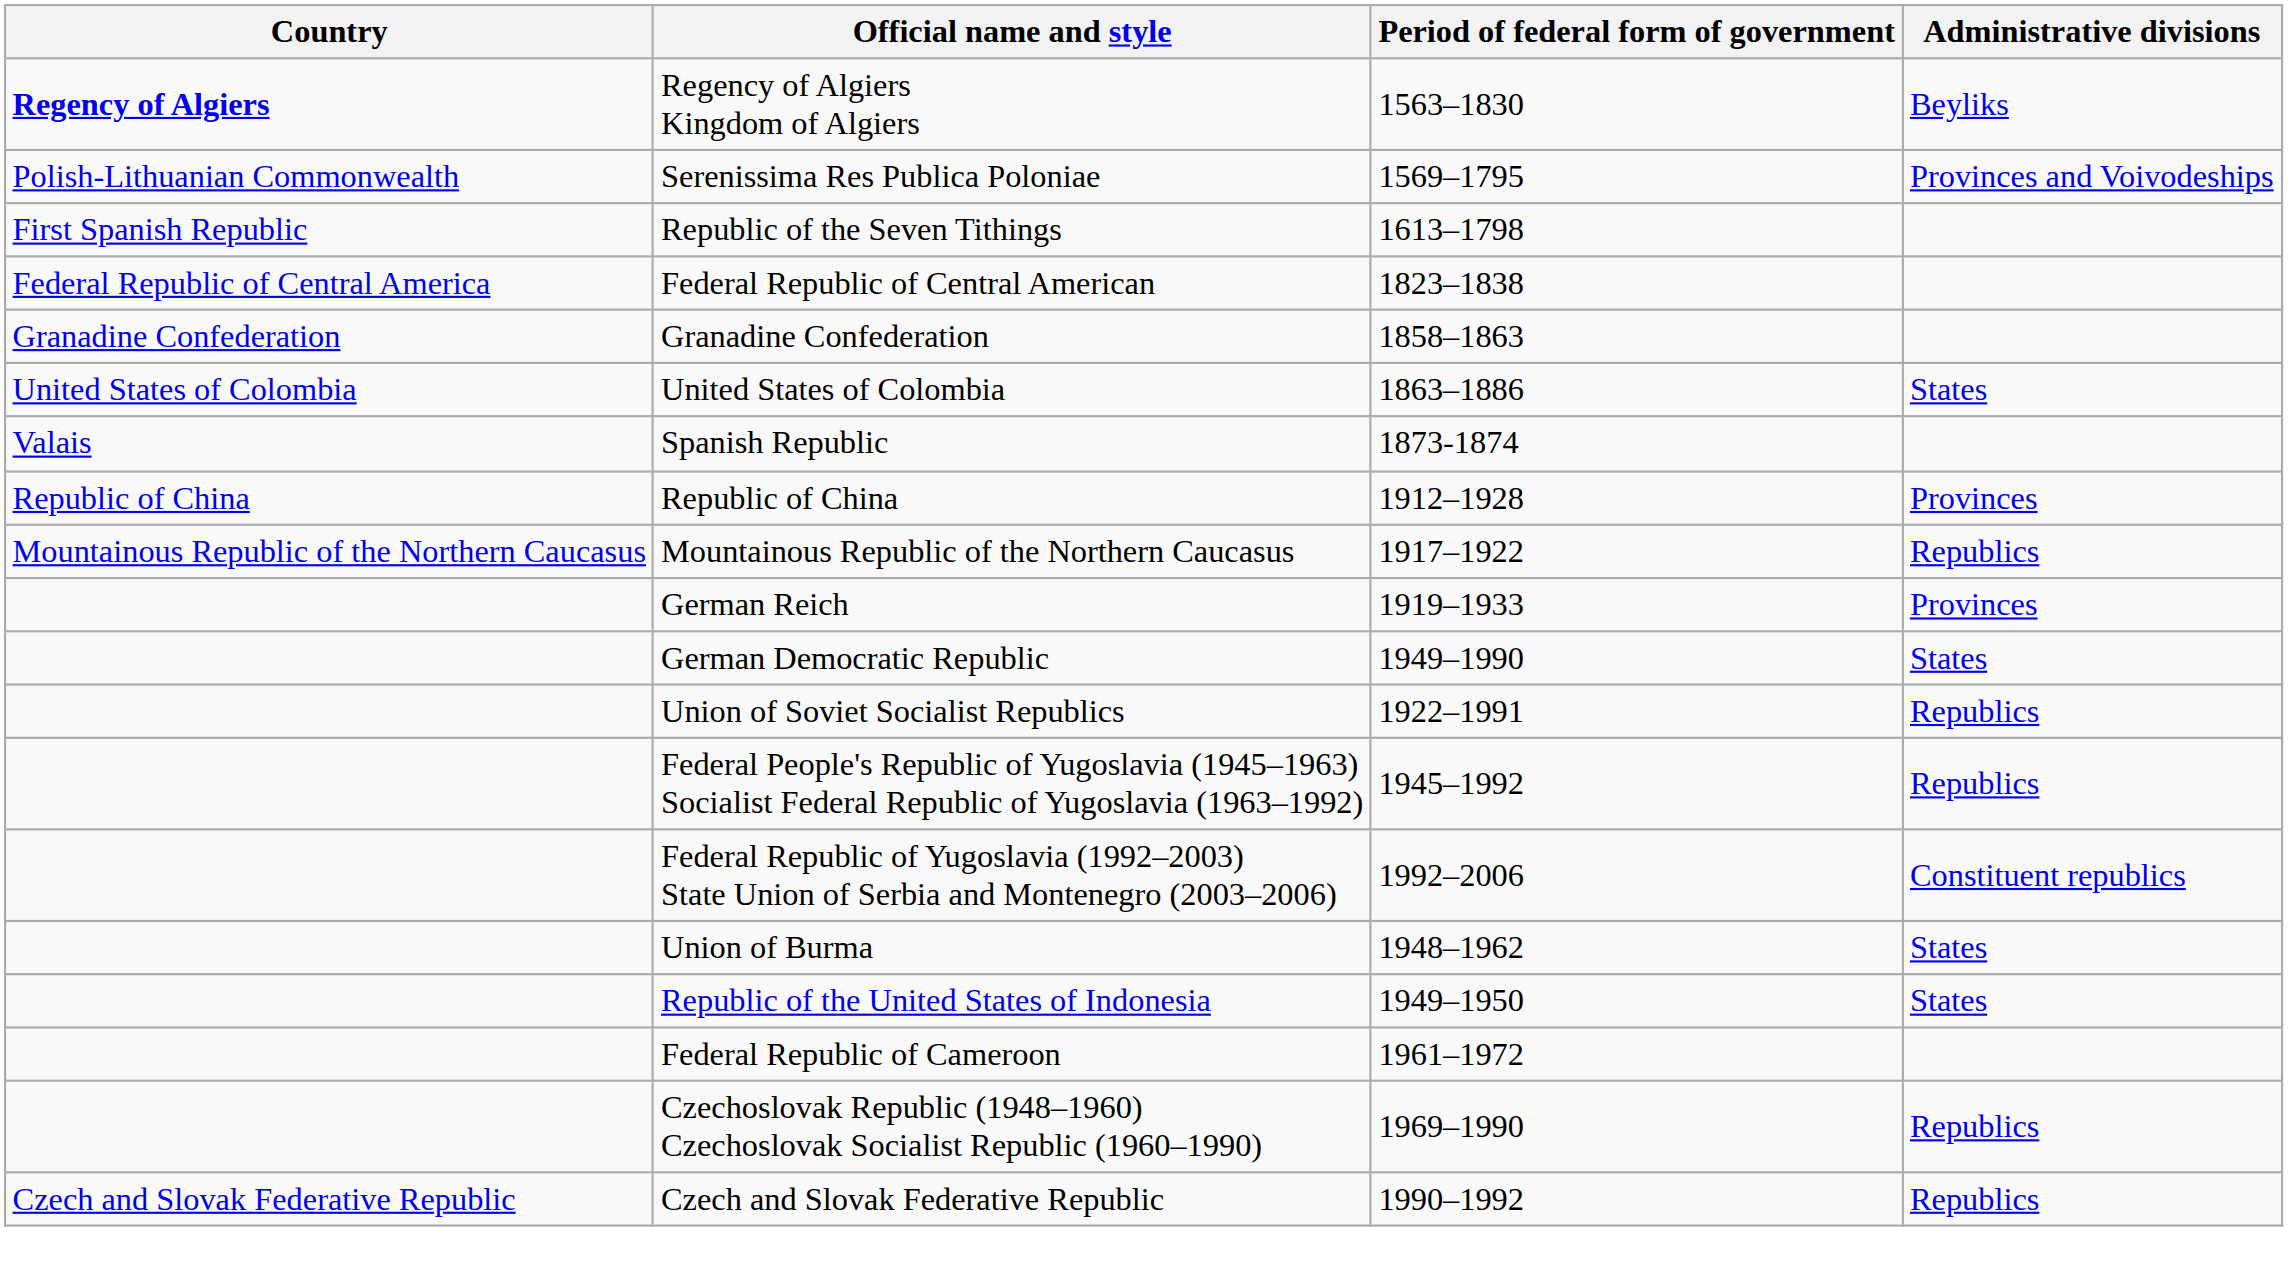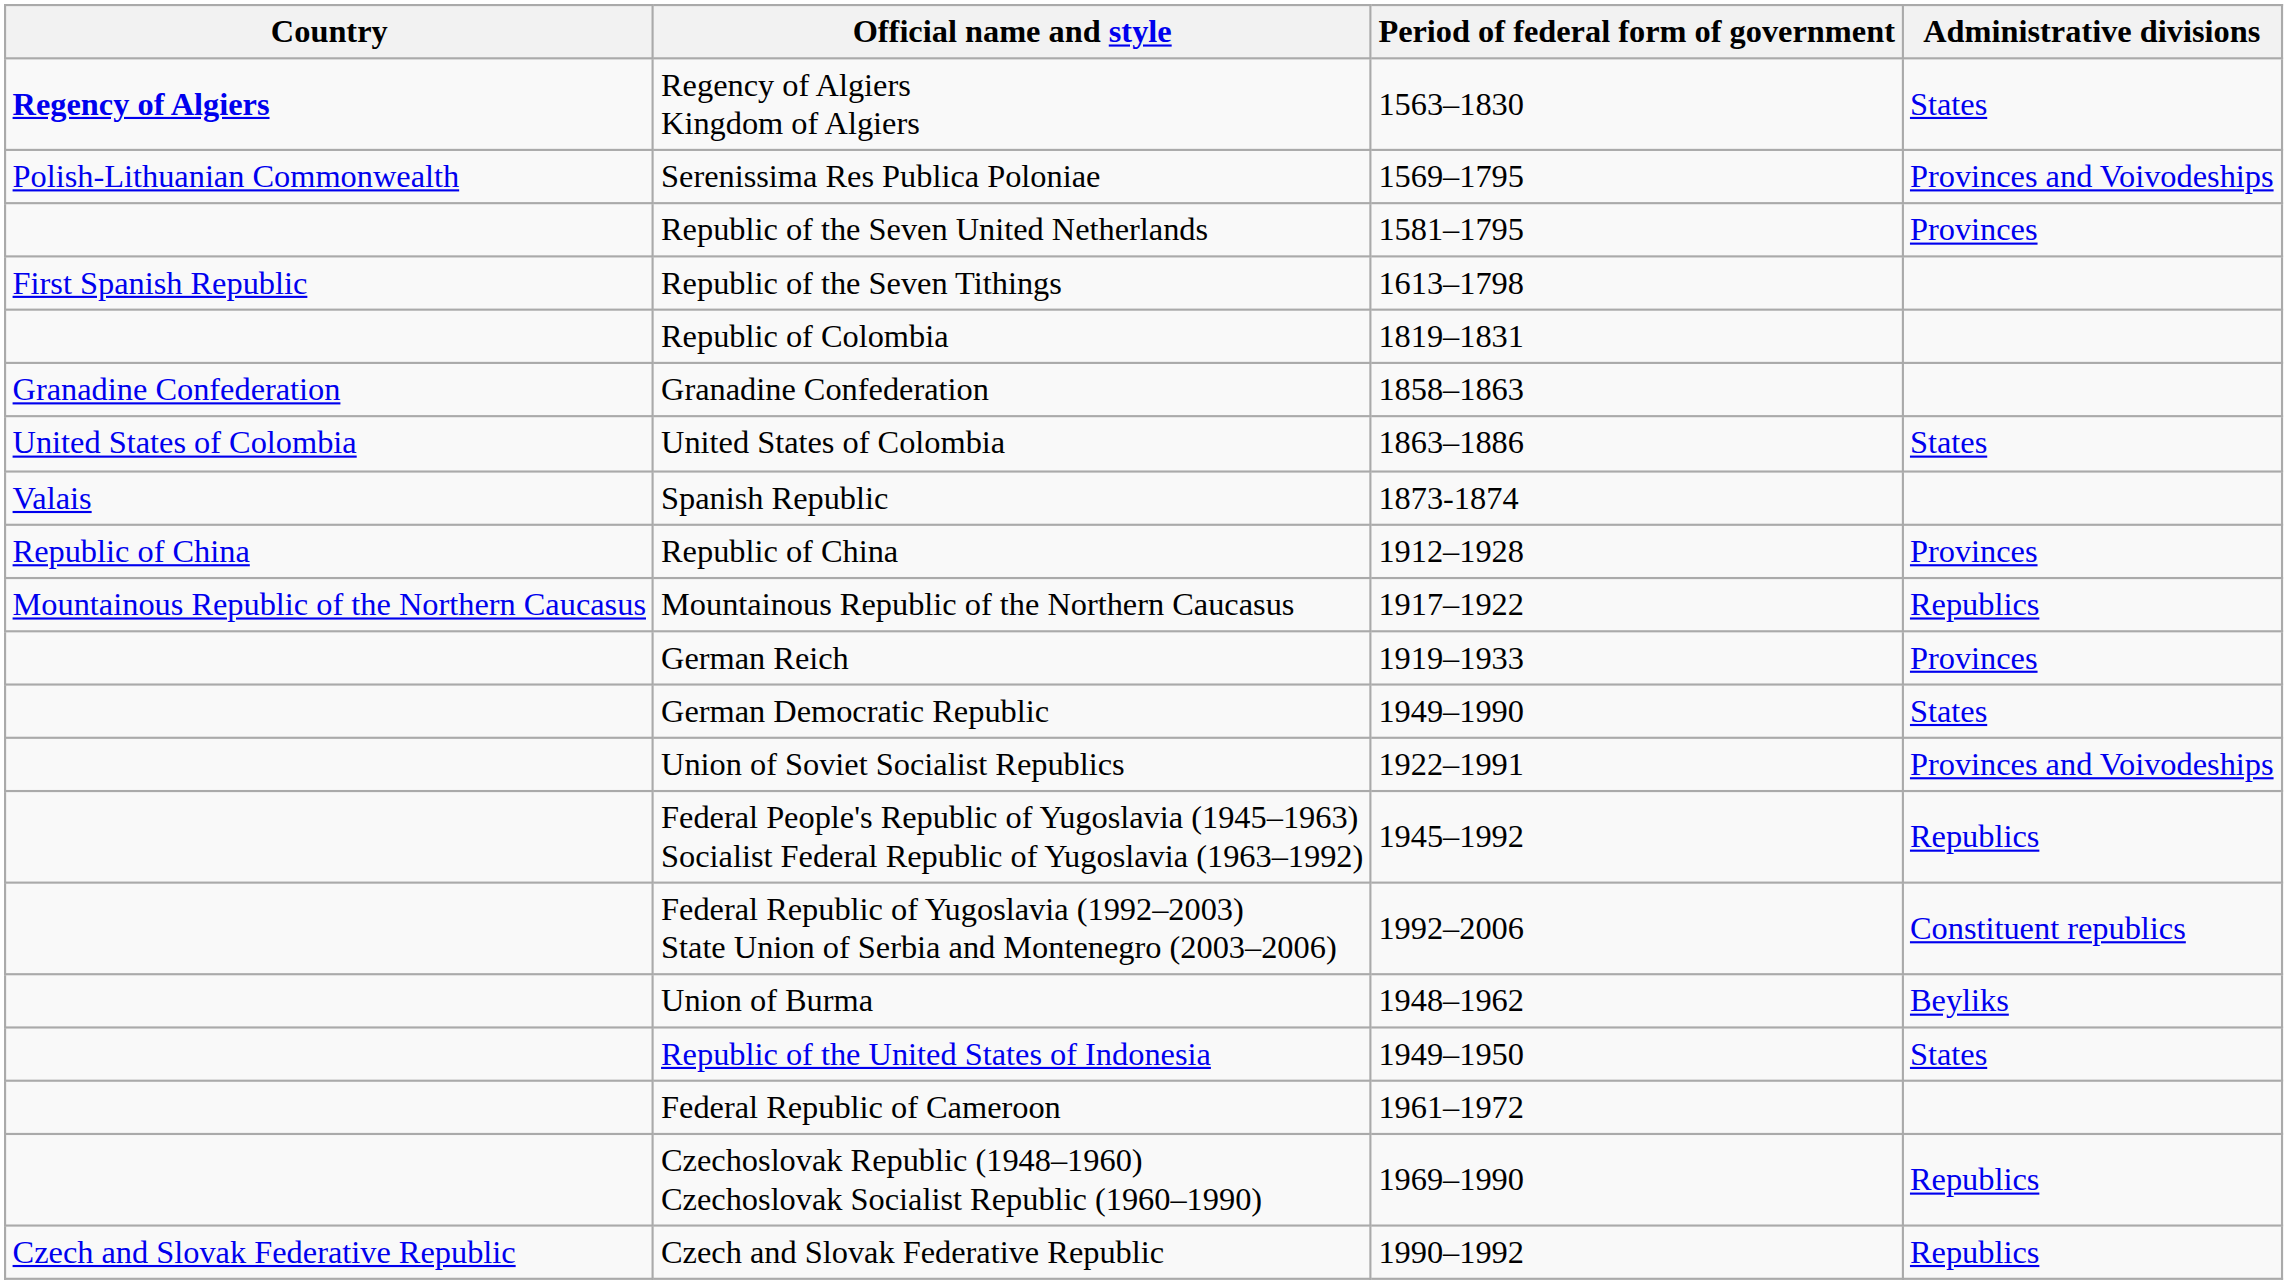(1959, 103) Beyliks -> (1949, 103) States
+ row: (935, 229)
+ row: (805, 336)
- row: (908, 283)
(1975, 710) Republics -> (2092, 763) Provinces and Voivodeships
(1949, 947) States -> (1959, 1000) Beyliks
